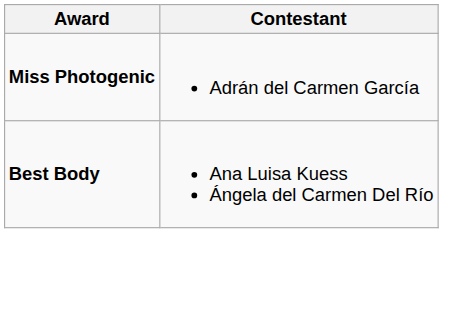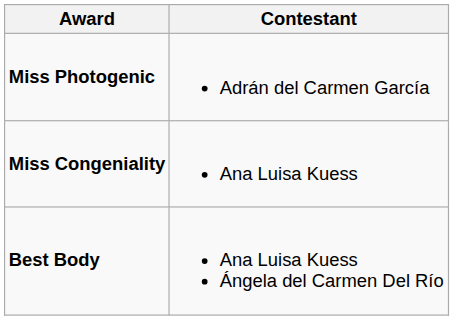+ row: (87, 163)
